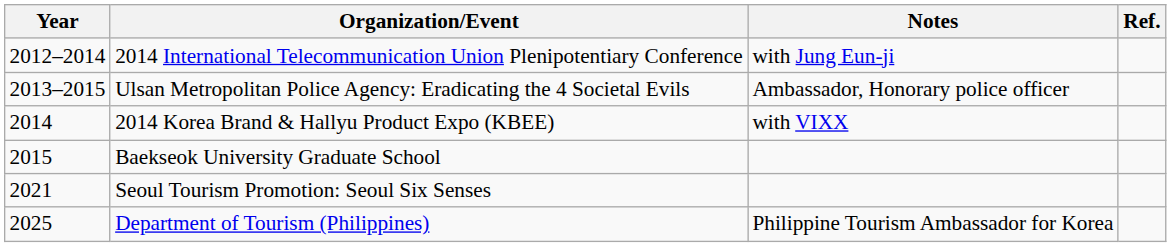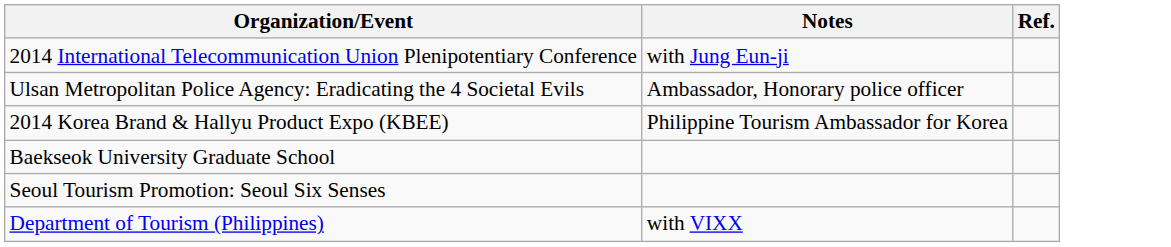- column: (57, 21)
(800, 122) with VIXX -> (827, 122) Philippine Tourism Ambassador for Korea
(933, 223) Philippine Tourism Ambassador for Korea -> (695, 223) with VIXX
